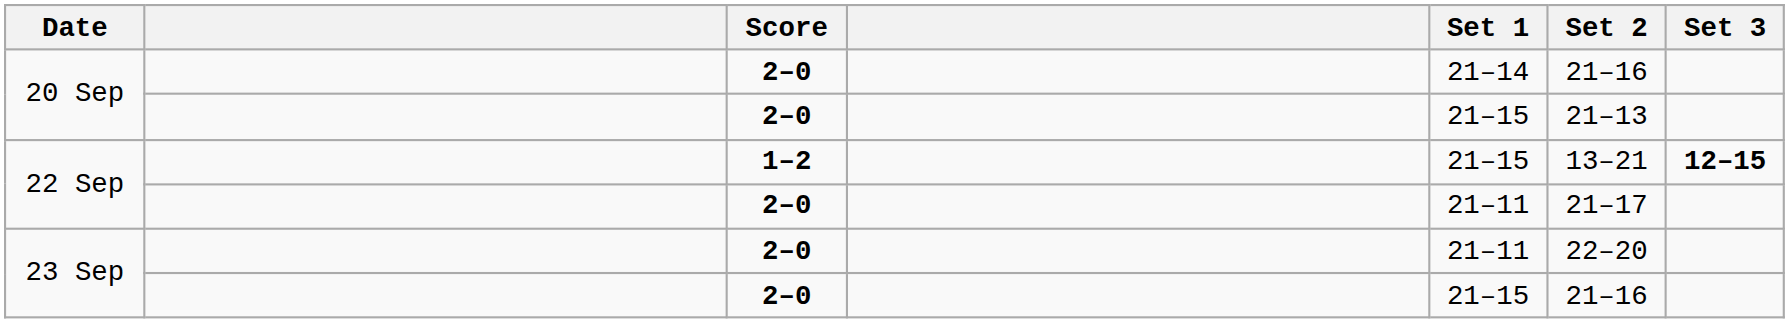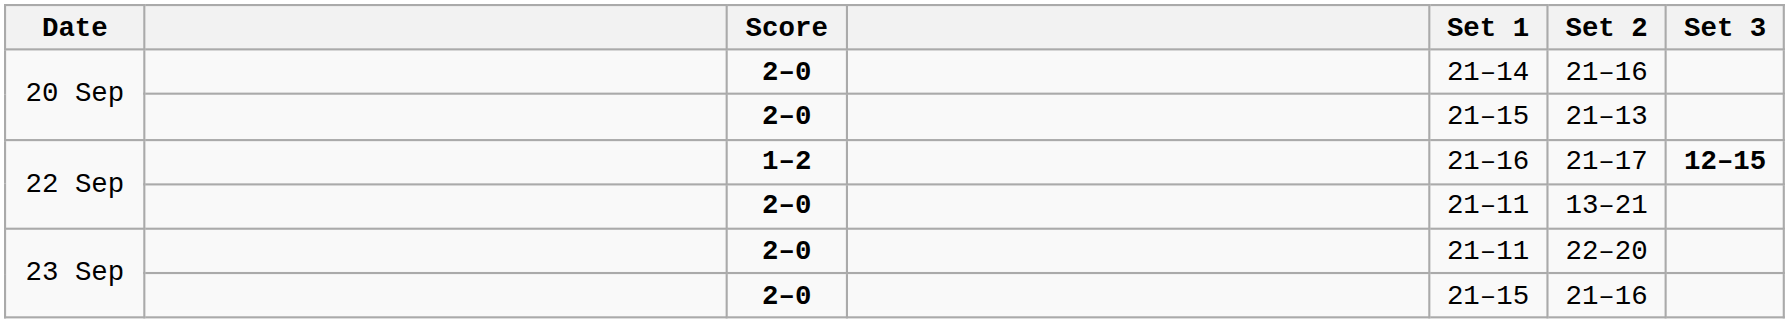(1488, 162) 21–15 -> (1488, 162) 21–16
(1607, 162) 13–21 -> (1607, 162) 21–17
(1607, 206) 21–17 -> (1607, 206) 13–21
